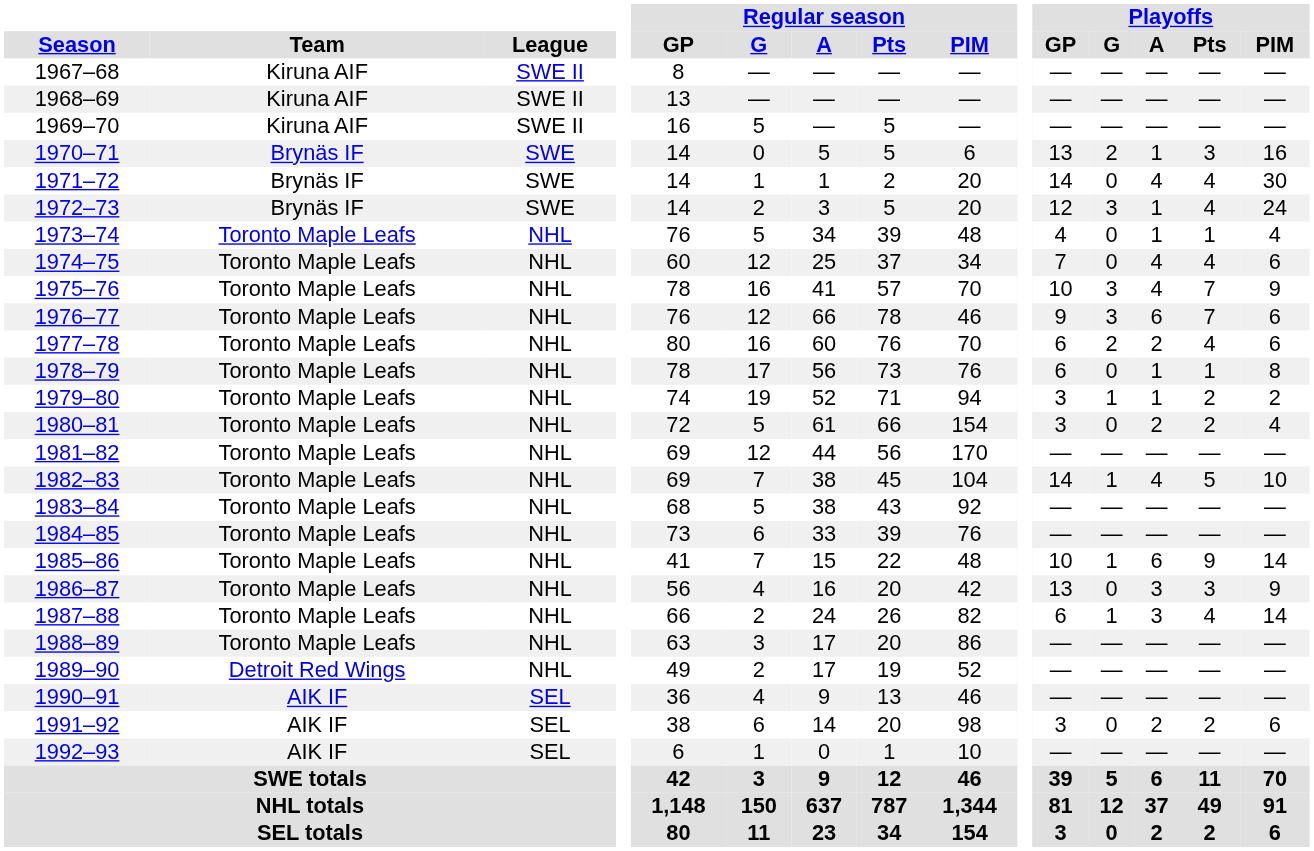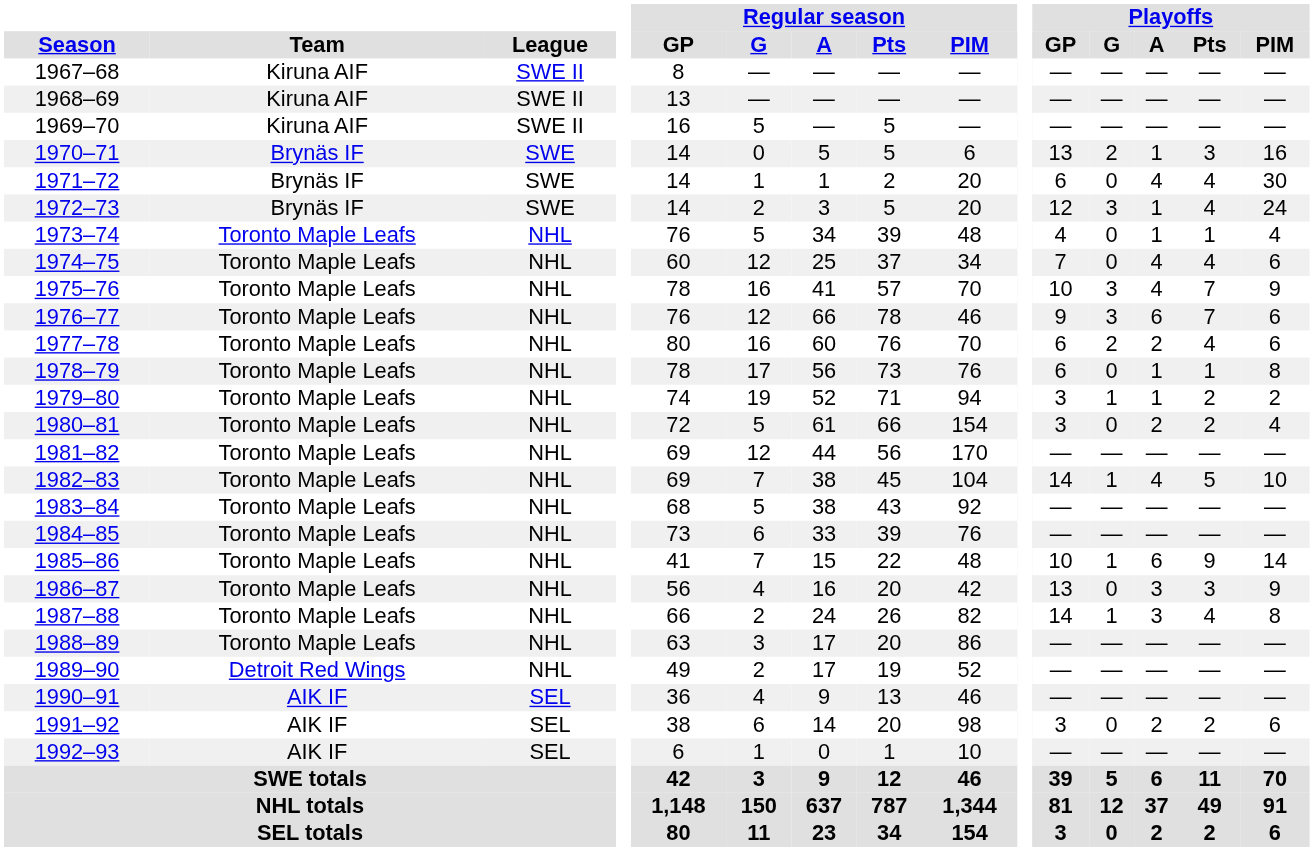(1061, 180) 14 -> (1061, 180) 6
(1061, 615) 6 -> (1061, 615) 14
(1275, 615) 14 -> (1275, 615) 8
